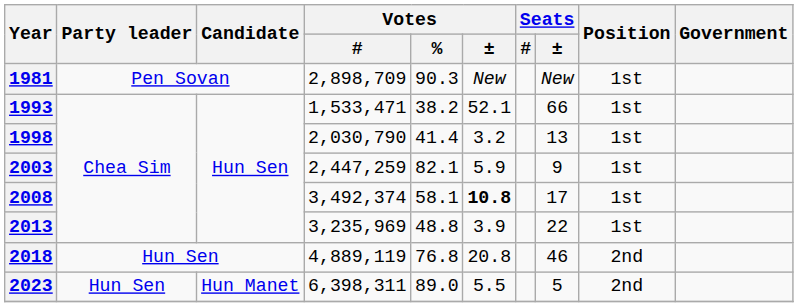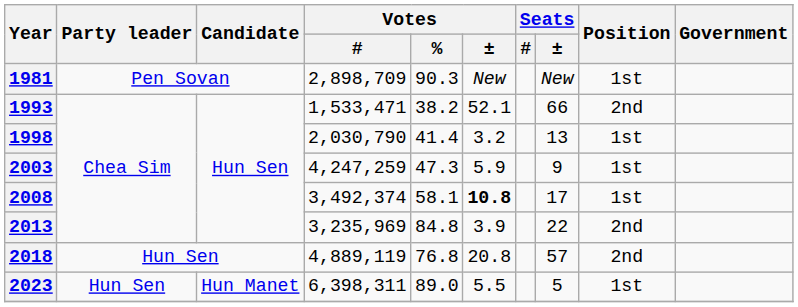(627, 109) 1st -> (627, 109) 2nd
(357, 168) 2,447,259 -> (357, 168) 4,247,259
(437, 168) 82.1 -> (437, 168) 47.3
(437, 227) 48.8 -> (437, 227) 84.8
(627, 227) 1st -> (627, 227) 2nd
(557, 257) 46 -> (557, 257) 57
(627, 286) 2nd -> (627, 286) 1st
